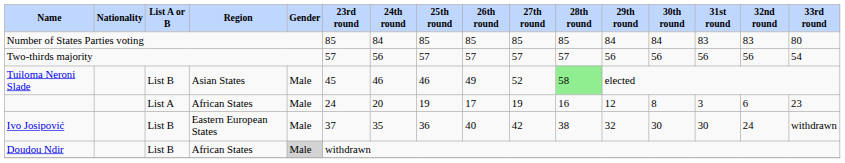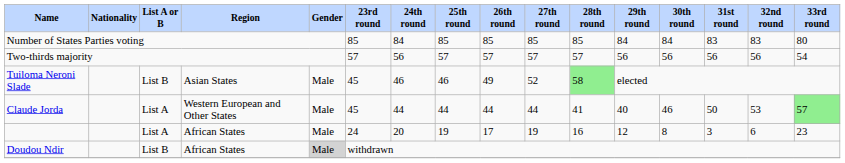+ row: (35, 109)
- row: (36, 126)
